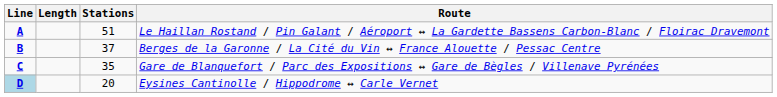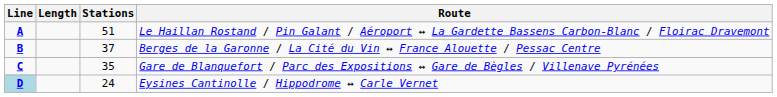(108, 84) 20 -> (108, 84) 24
